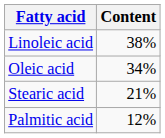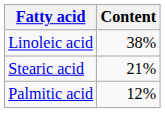- row: (41, 68)
